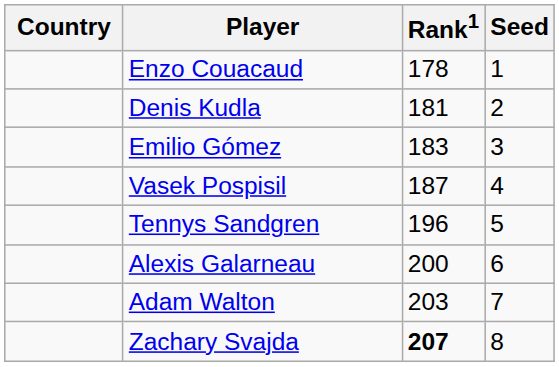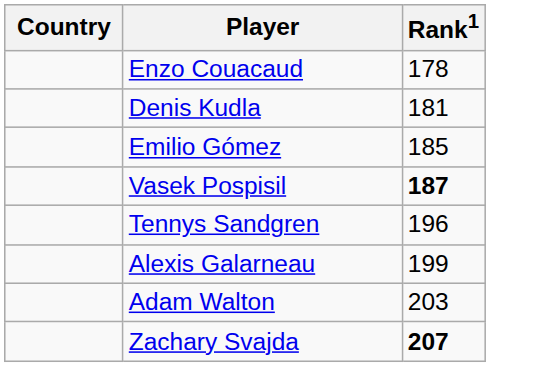- column: (520, 27)
(428, 147) 183 -> (428, 147) 185
(428, 185) normal -> (428, 185) bold
(428, 263) 200 -> (428, 263) 199
